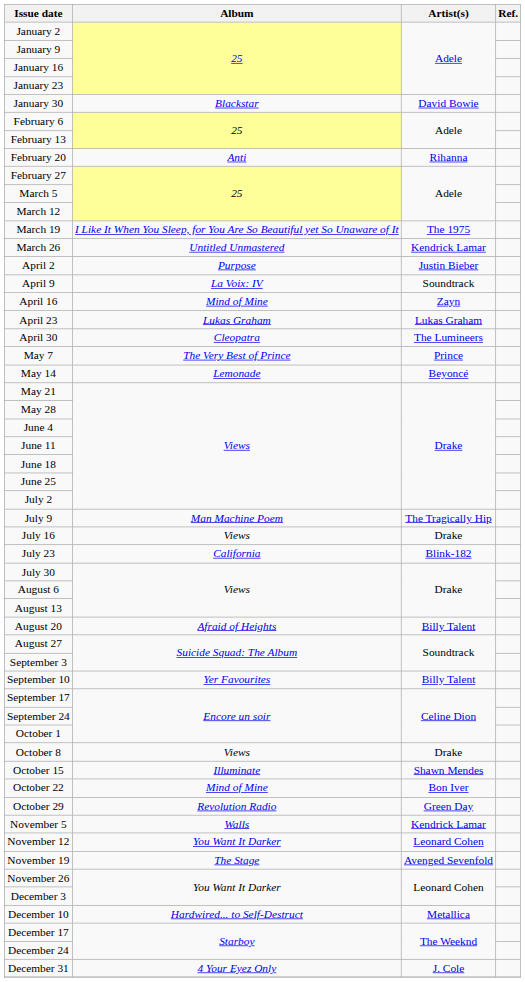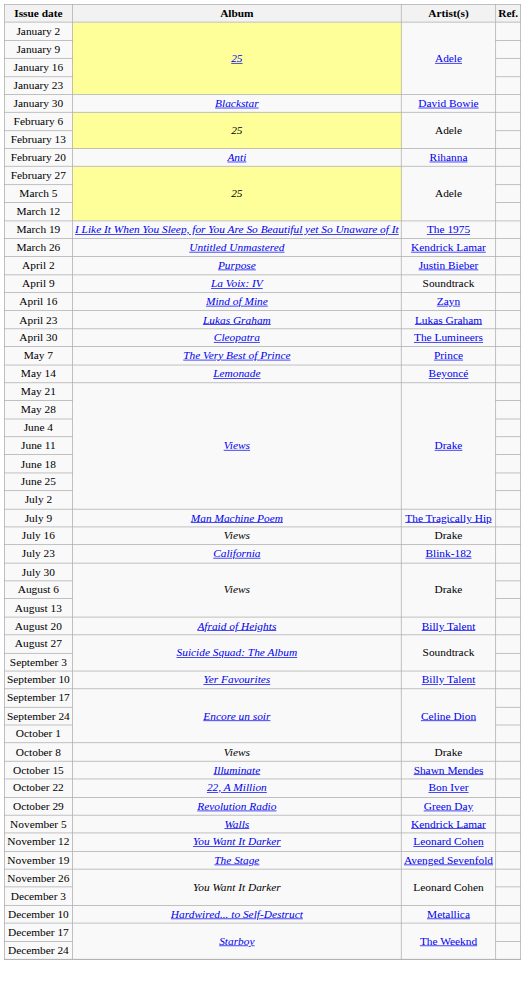(237, 788) Mind of Mine -> (237, 788) 22, A Million
- row: (38, 968)
